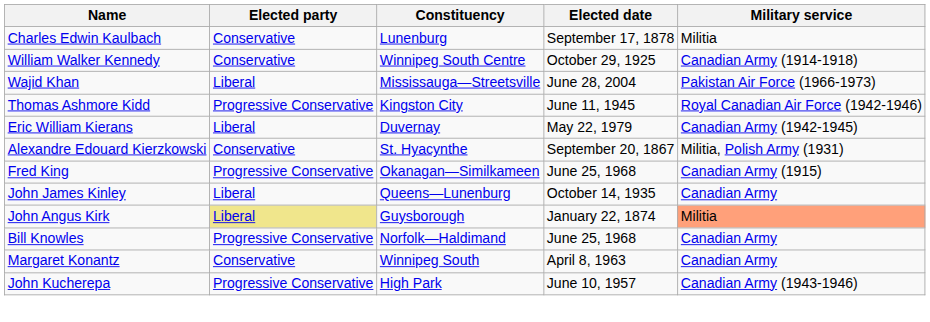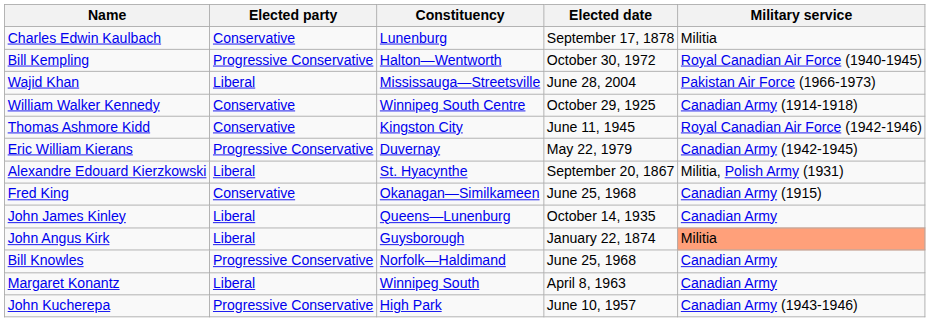+ row: (48, 60)
rows swapped: (84, 60) <-> (43, 82)
(293, 104) Progressive Conservative -> (254, 127) Conservative
(234, 127) Liberal -> (293, 149) Progressive Conservative
(254, 149) Conservative -> (234, 171) Liberal
(293, 171) Progressive Conservative -> (254, 194) Conservative
(234, 216) khaki background -> (234, 238) no background
(254, 261) Conservative -> (234, 283) Liberal
